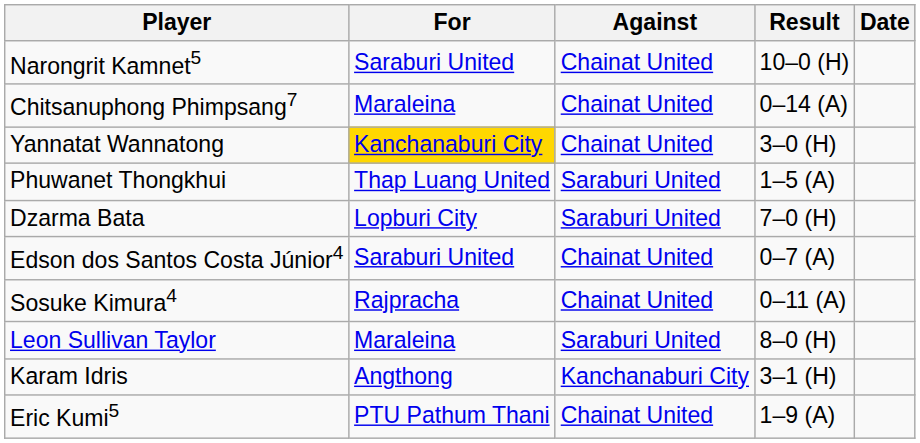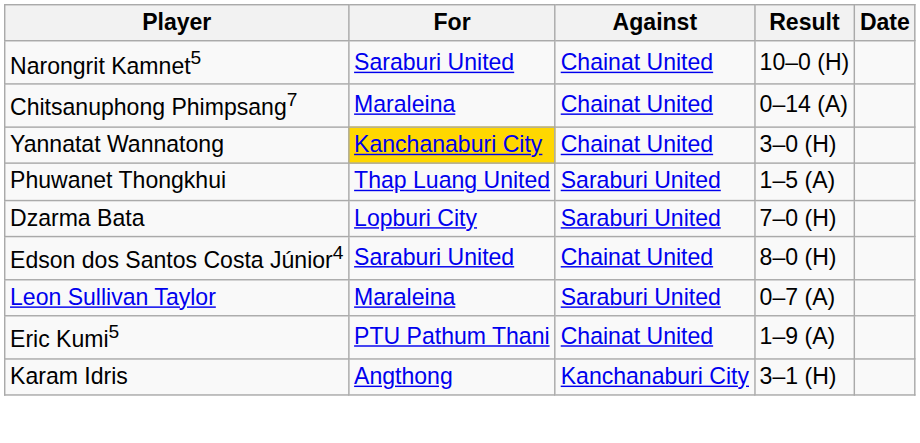(797, 257) 0–7 (A) -> (798, 257) 8–0 (H)
- row: (93, 300)
(798, 340) 8–0 (H) -> (797, 297) 0–7 (A)
rows swapped: (69, 376) <-> (65, 416)
